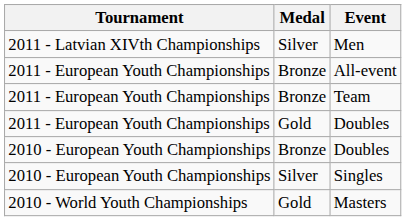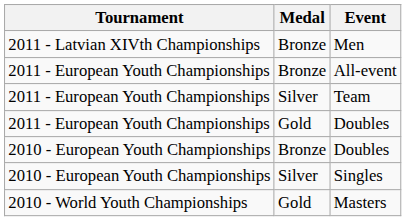(298, 44) Silver -> (302, 44) Bronze
(302, 96) Bronze -> (298, 96) Silver
